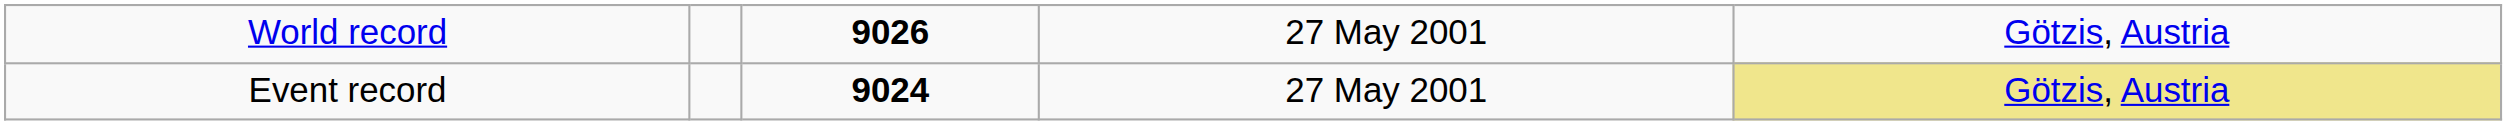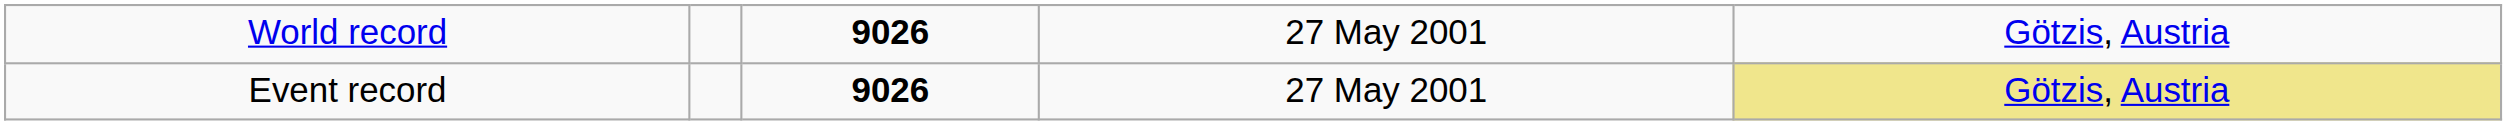(890, 90) 9024 -> (890, 90) 9026
